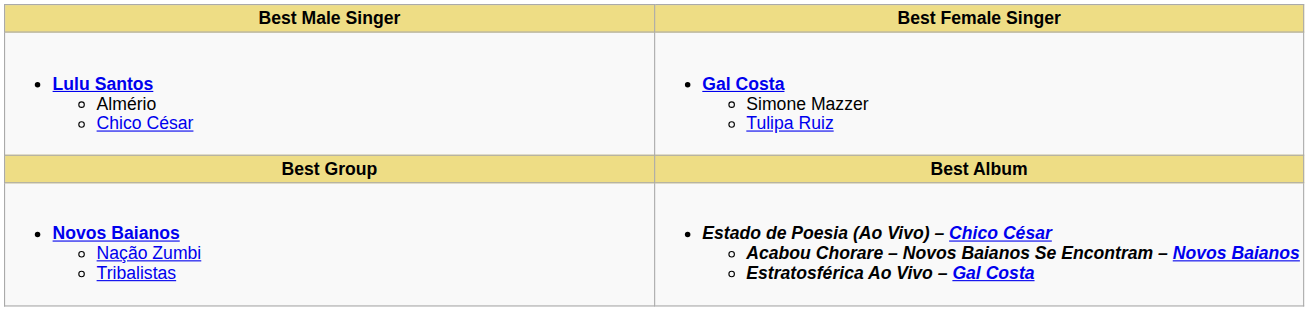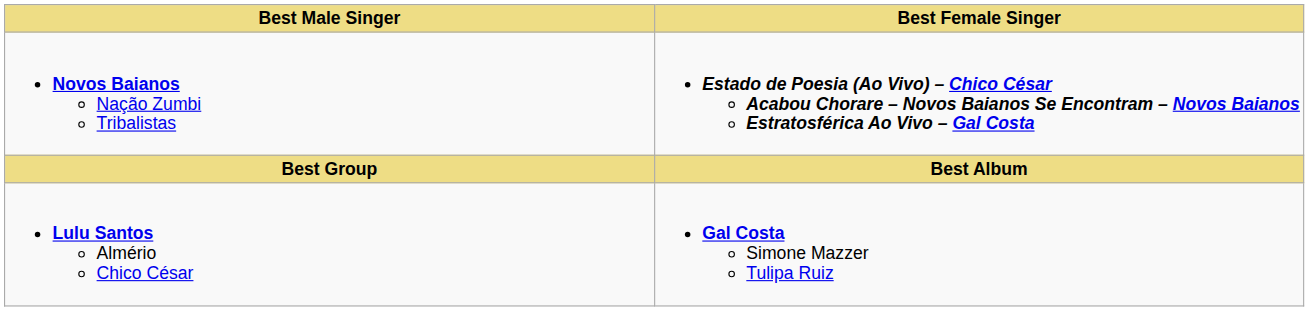rows swapped: (329, 104) <-> (329, 254)
